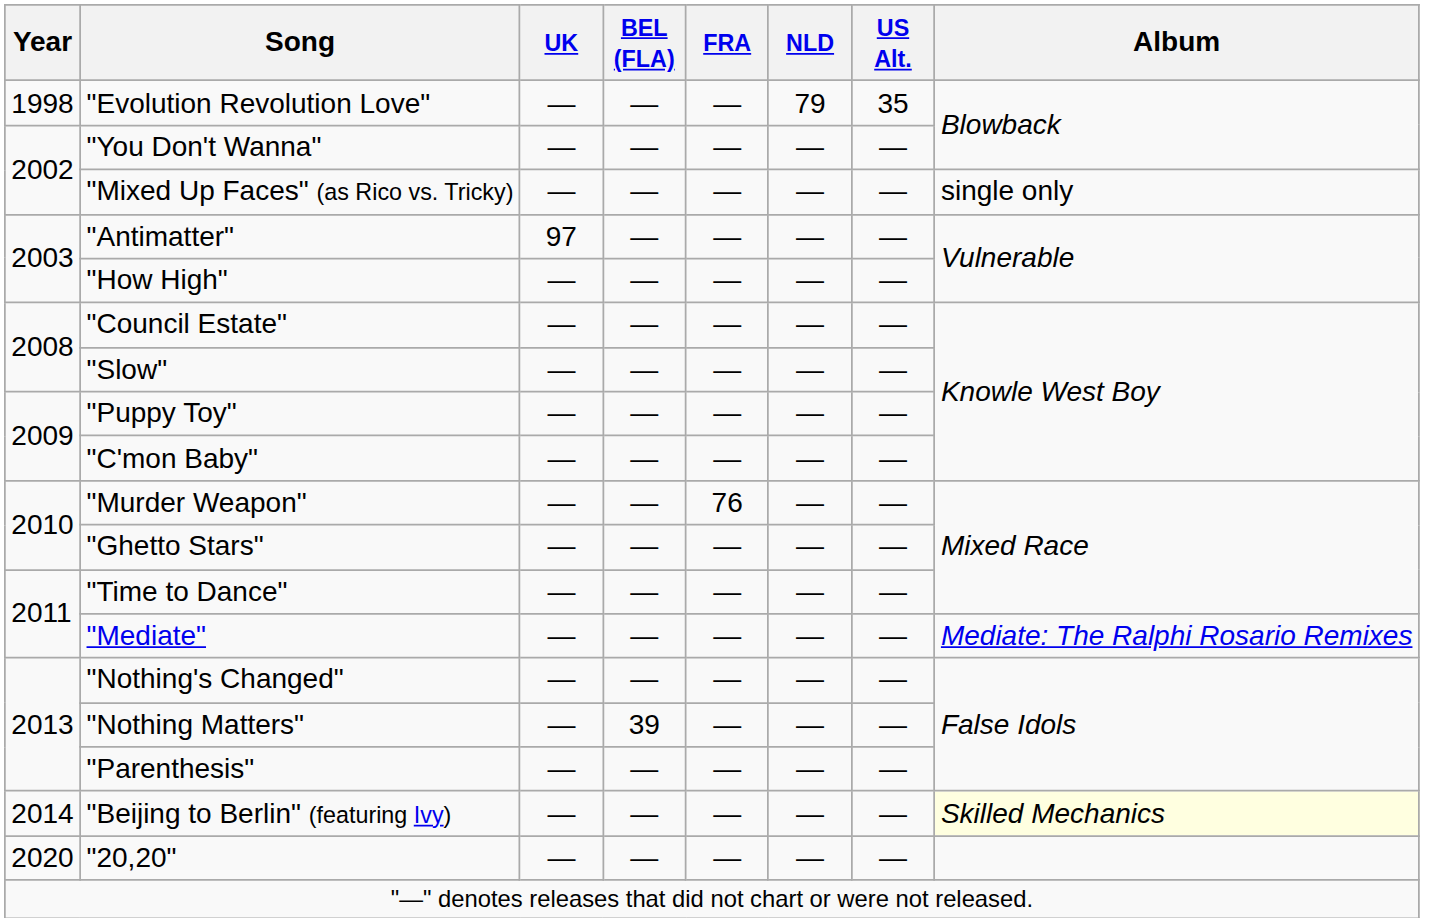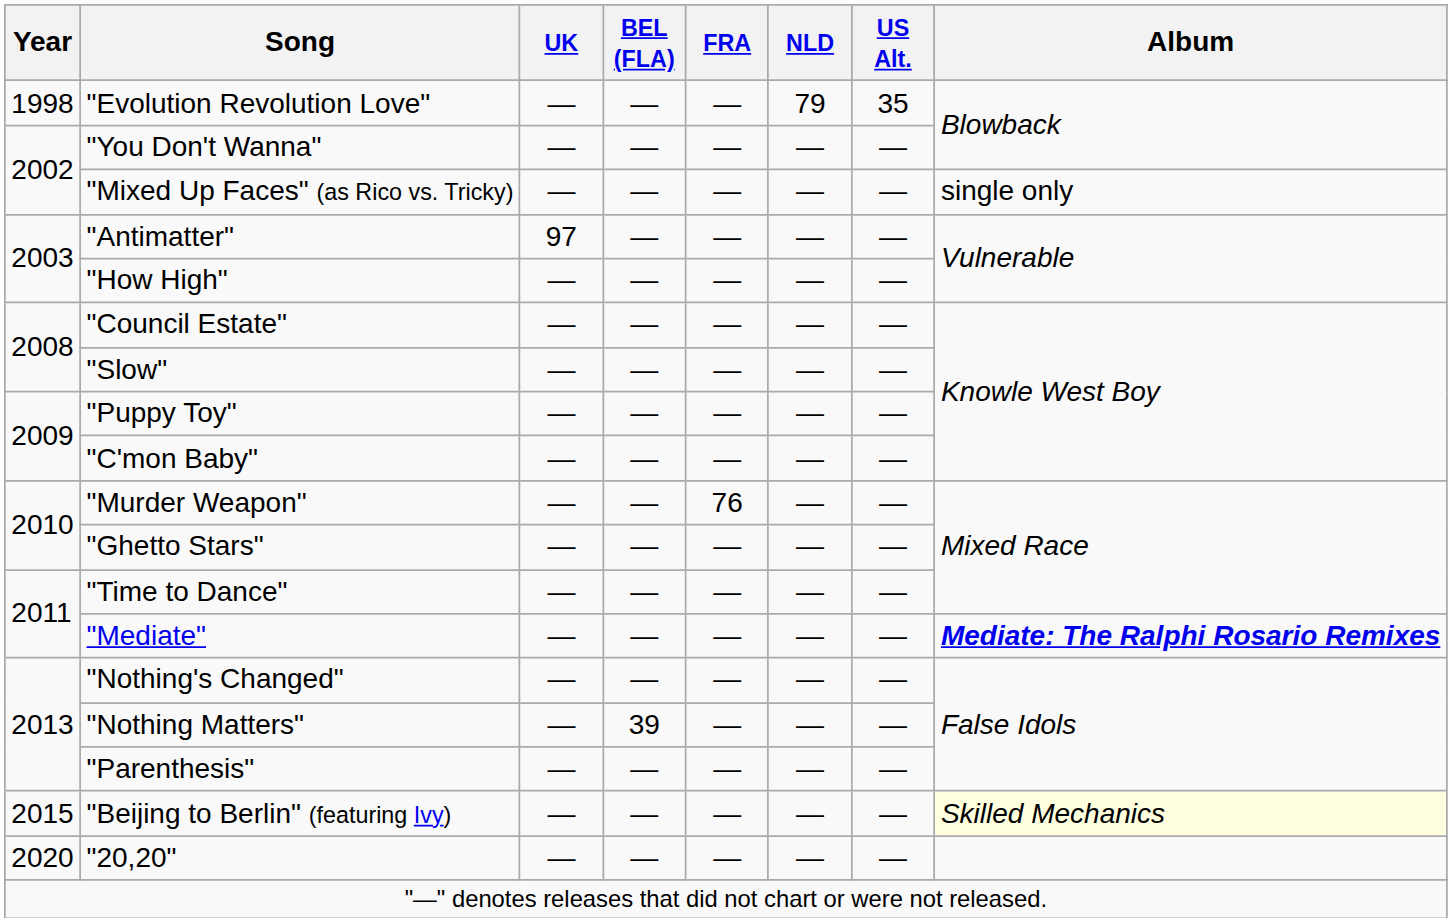(1177, 635) normal -> (1191, 635) bold
(42, 813) 2014 -> (42, 813) 2015
